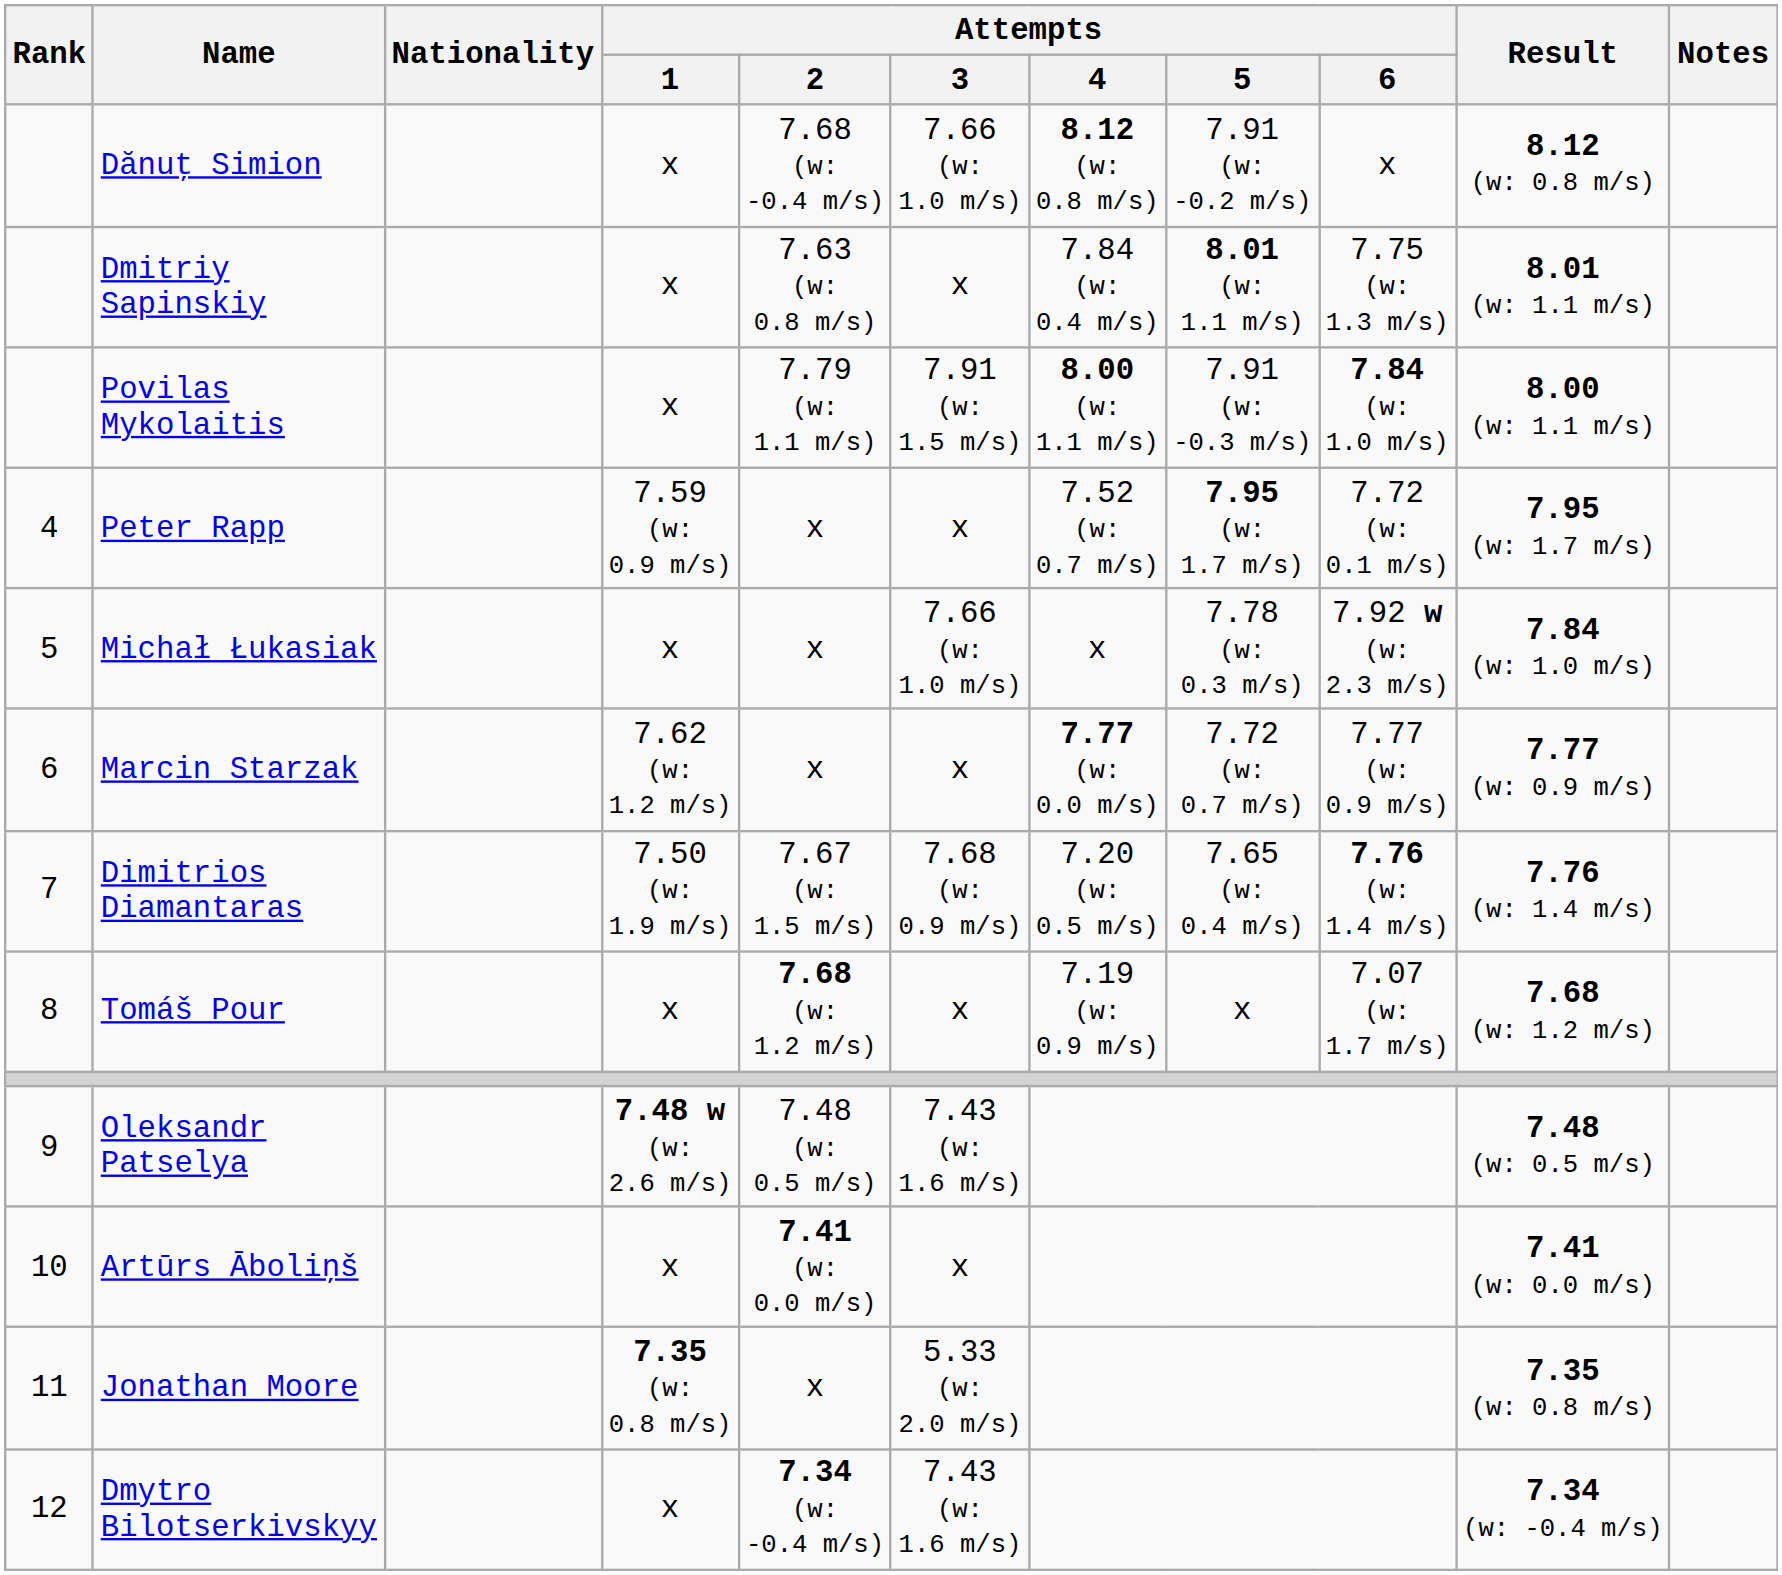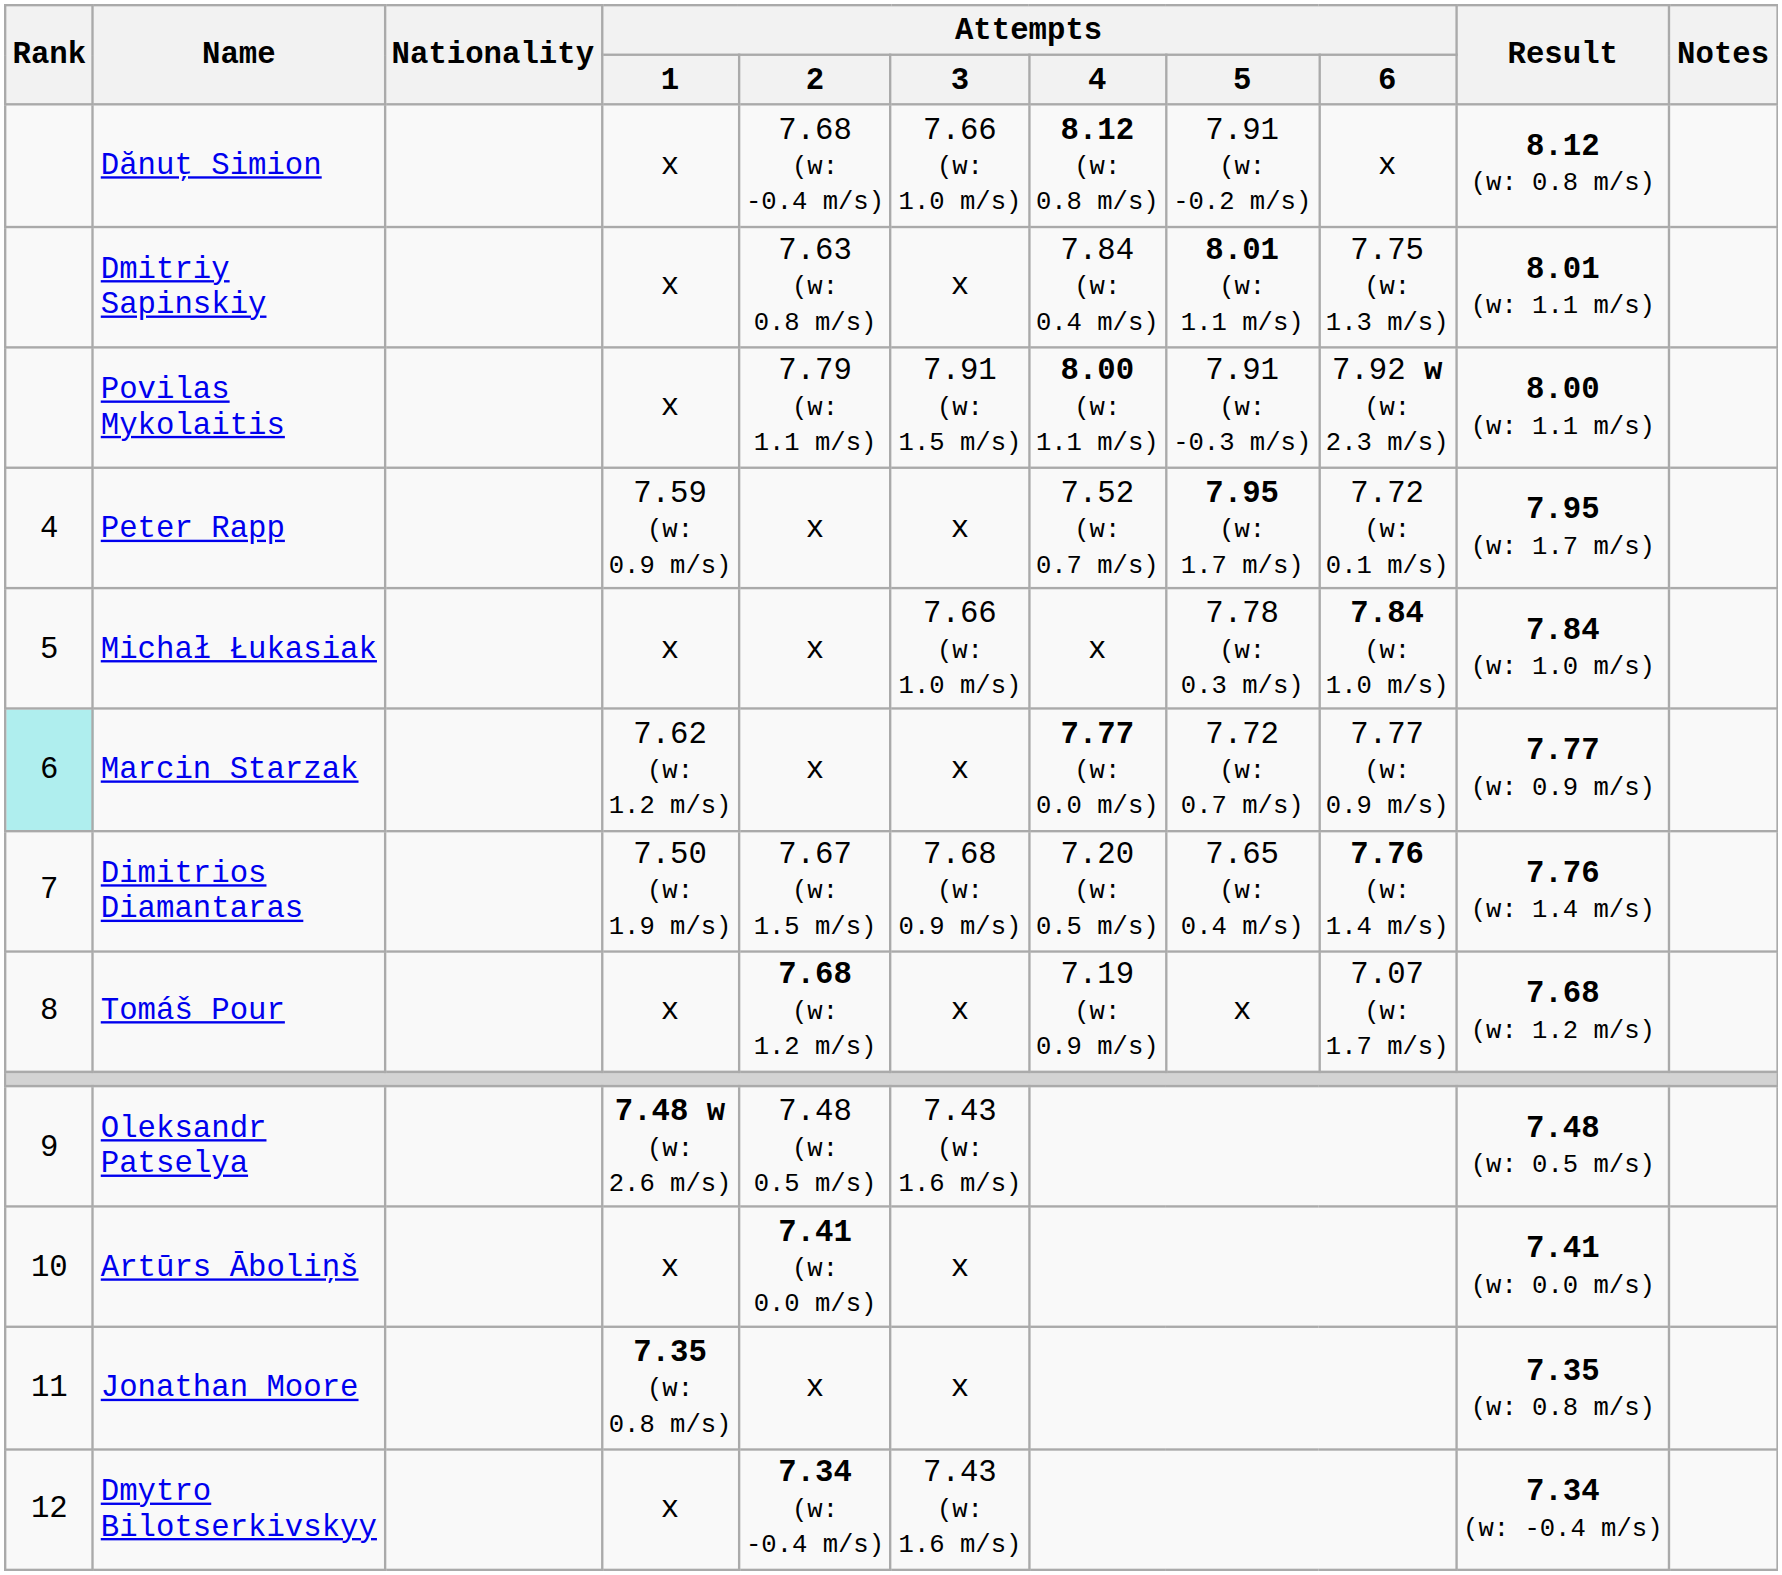(1387, 406) 7.84 (w: 1.0 m/s) -> (1387, 406) 7.92 w (w: 2.3 m/s)
(1387, 648) 7.92 w (w: 2.3 m/s) -> (1387, 648) 7.84 (w: 1.0 m/s)
(49, 770) no background -> (49, 770) paleturquoise background
(960, 1387) 5.33 (w: 2.0 m/s) -> (960, 1388) x
